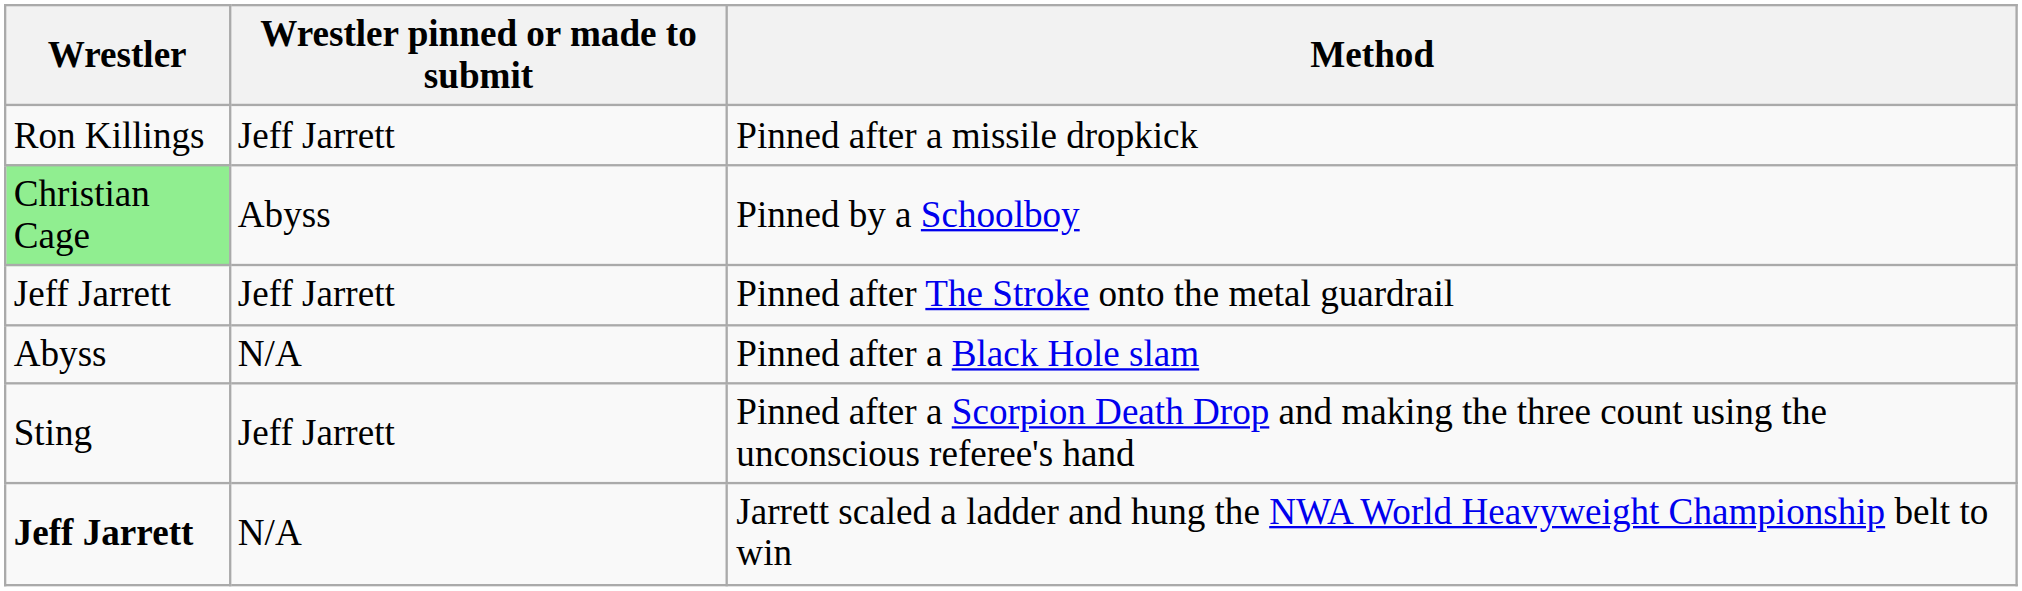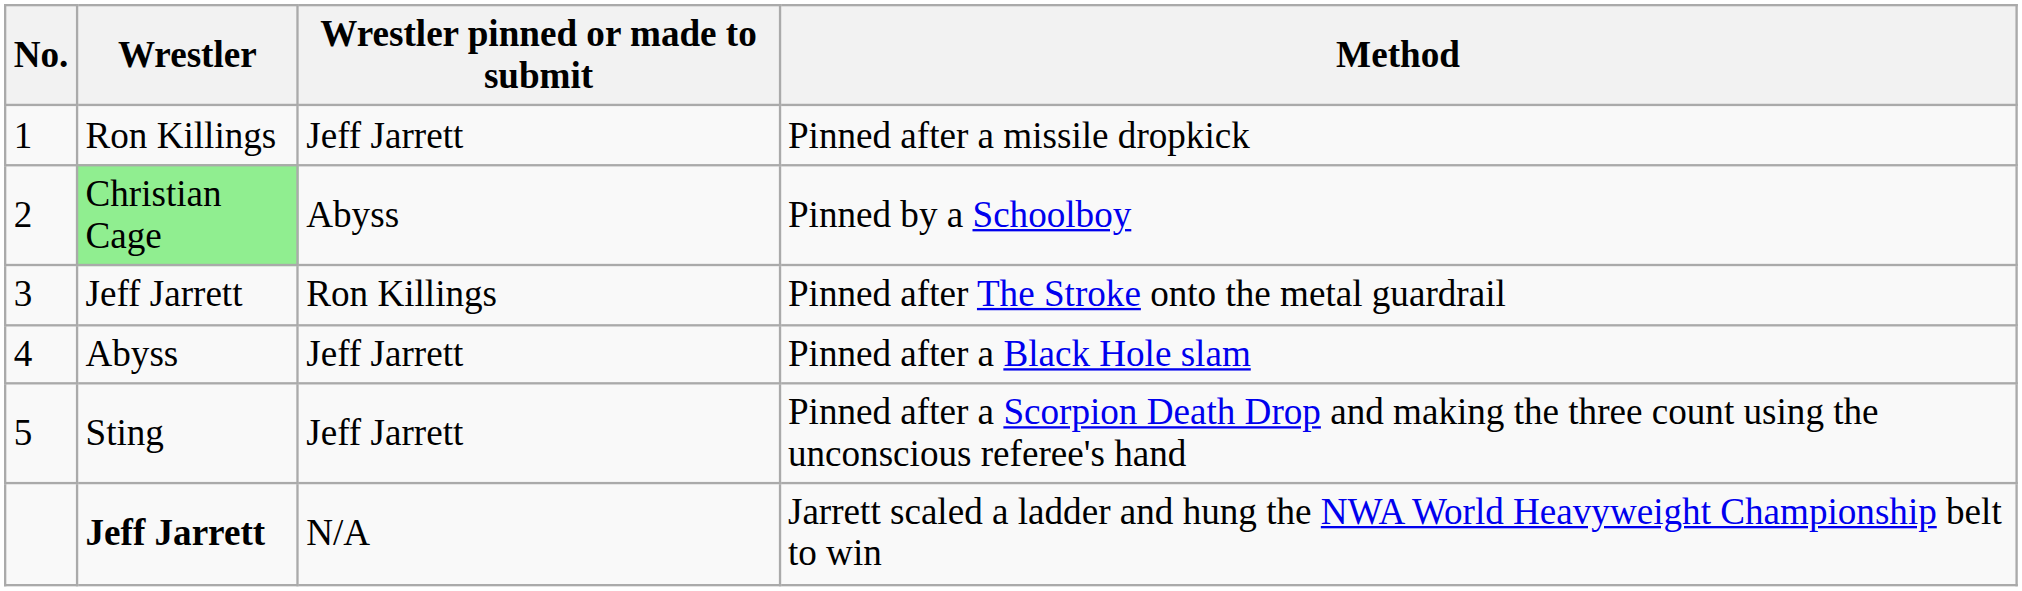+ column: (41, 54)
(316, 294) Jeff Jarrett -> (402, 294) Ron Killings
(270, 352) N/A -> (385, 352) Jeff Jarrett
